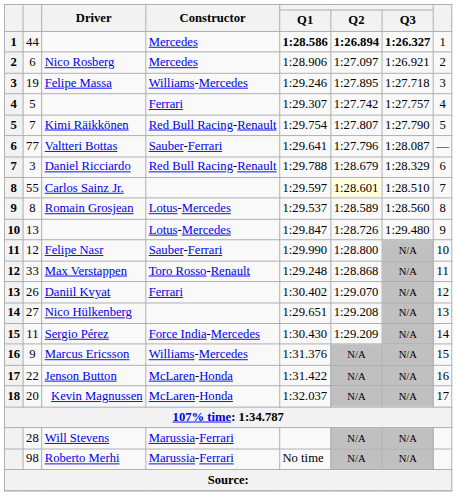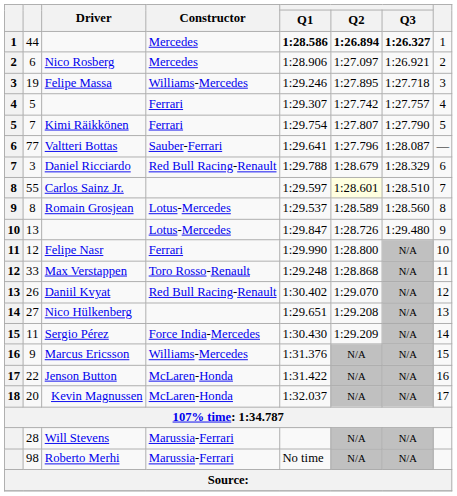(213, 124) Red Bull Racing-Renault -> (166, 124) Ferrari
(185, 250) Sauber-Ferrari -> (166, 250) Ferrari
(166, 291) Ferrari -> (213, 291) Red Bull Racing-Renault
